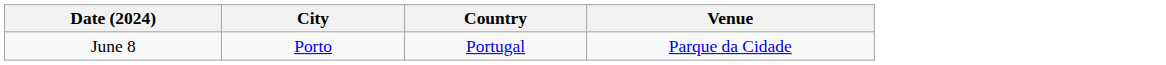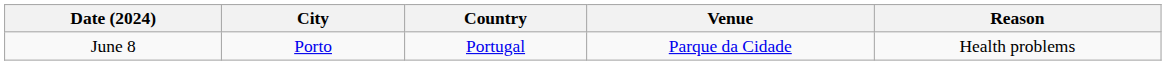+ column: (1017, 18)
